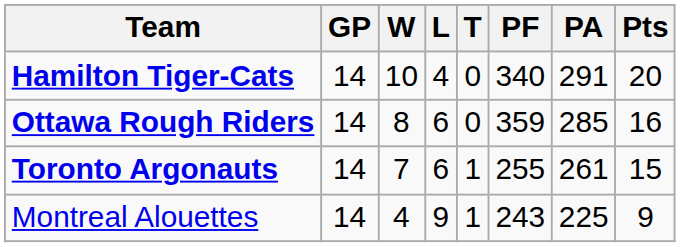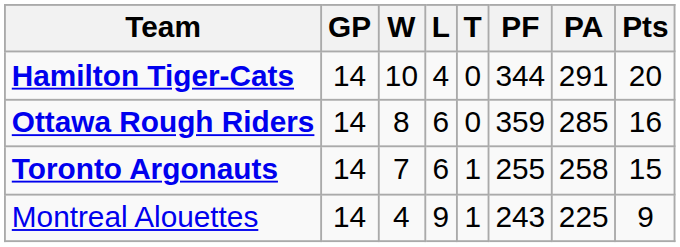(520, 75) 340 -> (520, 75) 344
(584, 169) 261 -> (584, 169) 258
